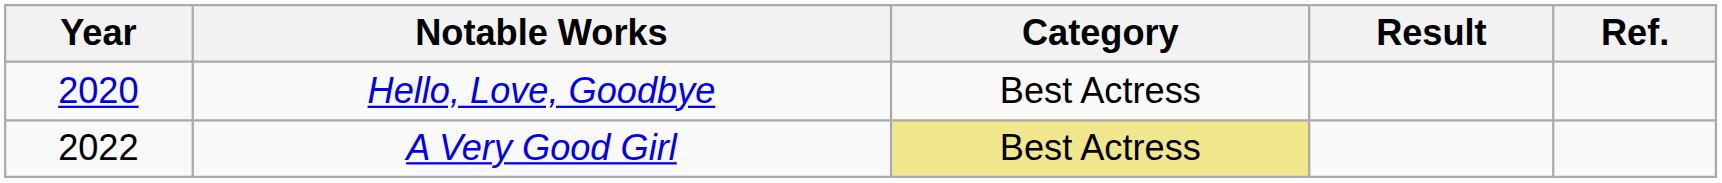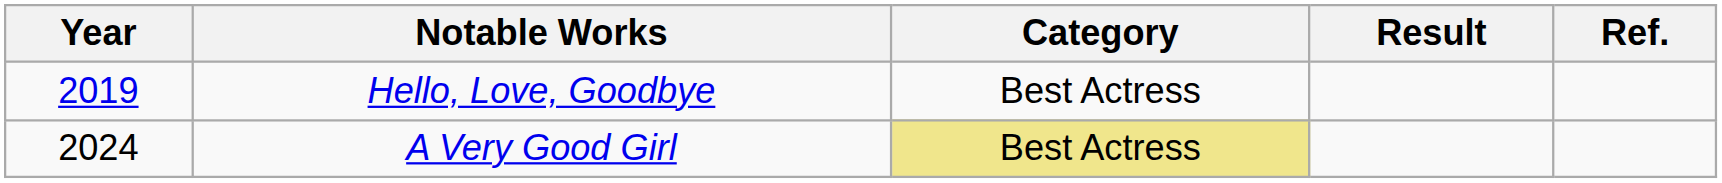(98, 90) 2020 -> (98, 90) 2019
(98, 147) 2022 -> (98, 147) 2024
